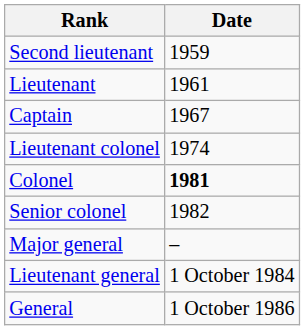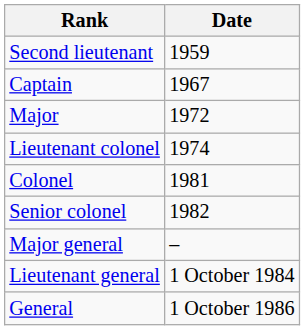- row: (52, 84)
+ row: (34, 116)
(189, 180) bold -> (189, 180) normal
